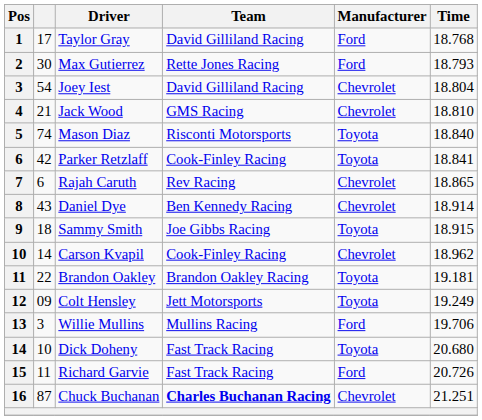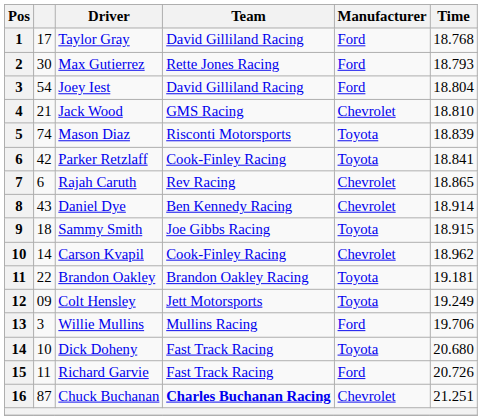(367, 87) Chevrolet -> (351, 87) Ford
(454, 134) 18.840 -> (454, 134) 18.839
